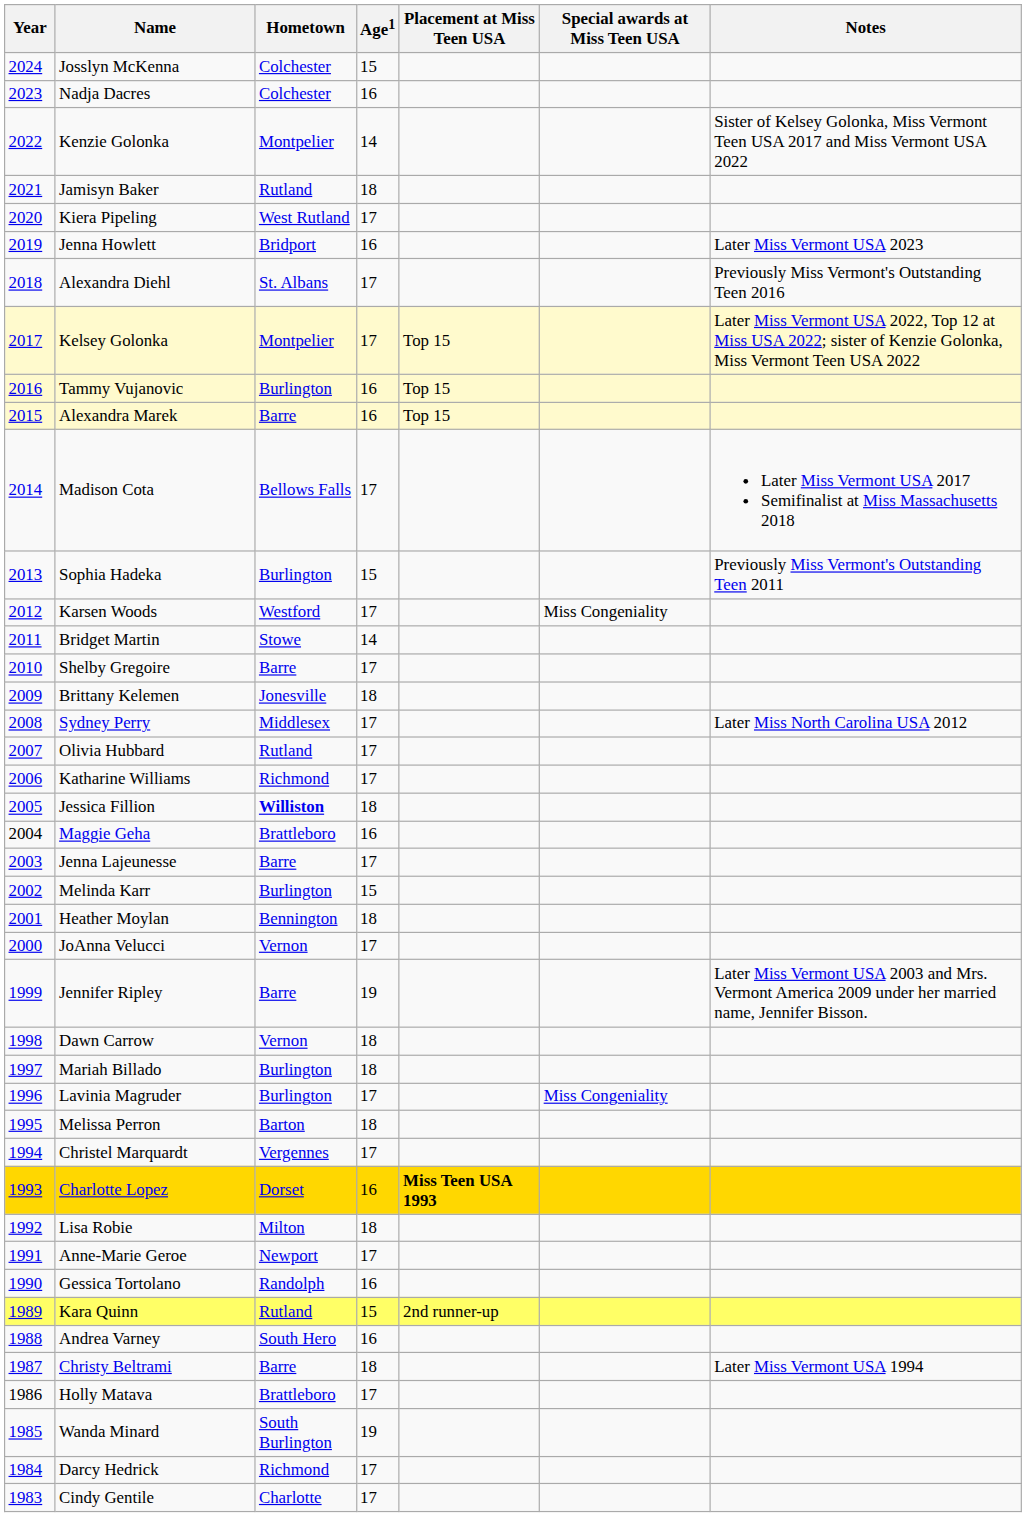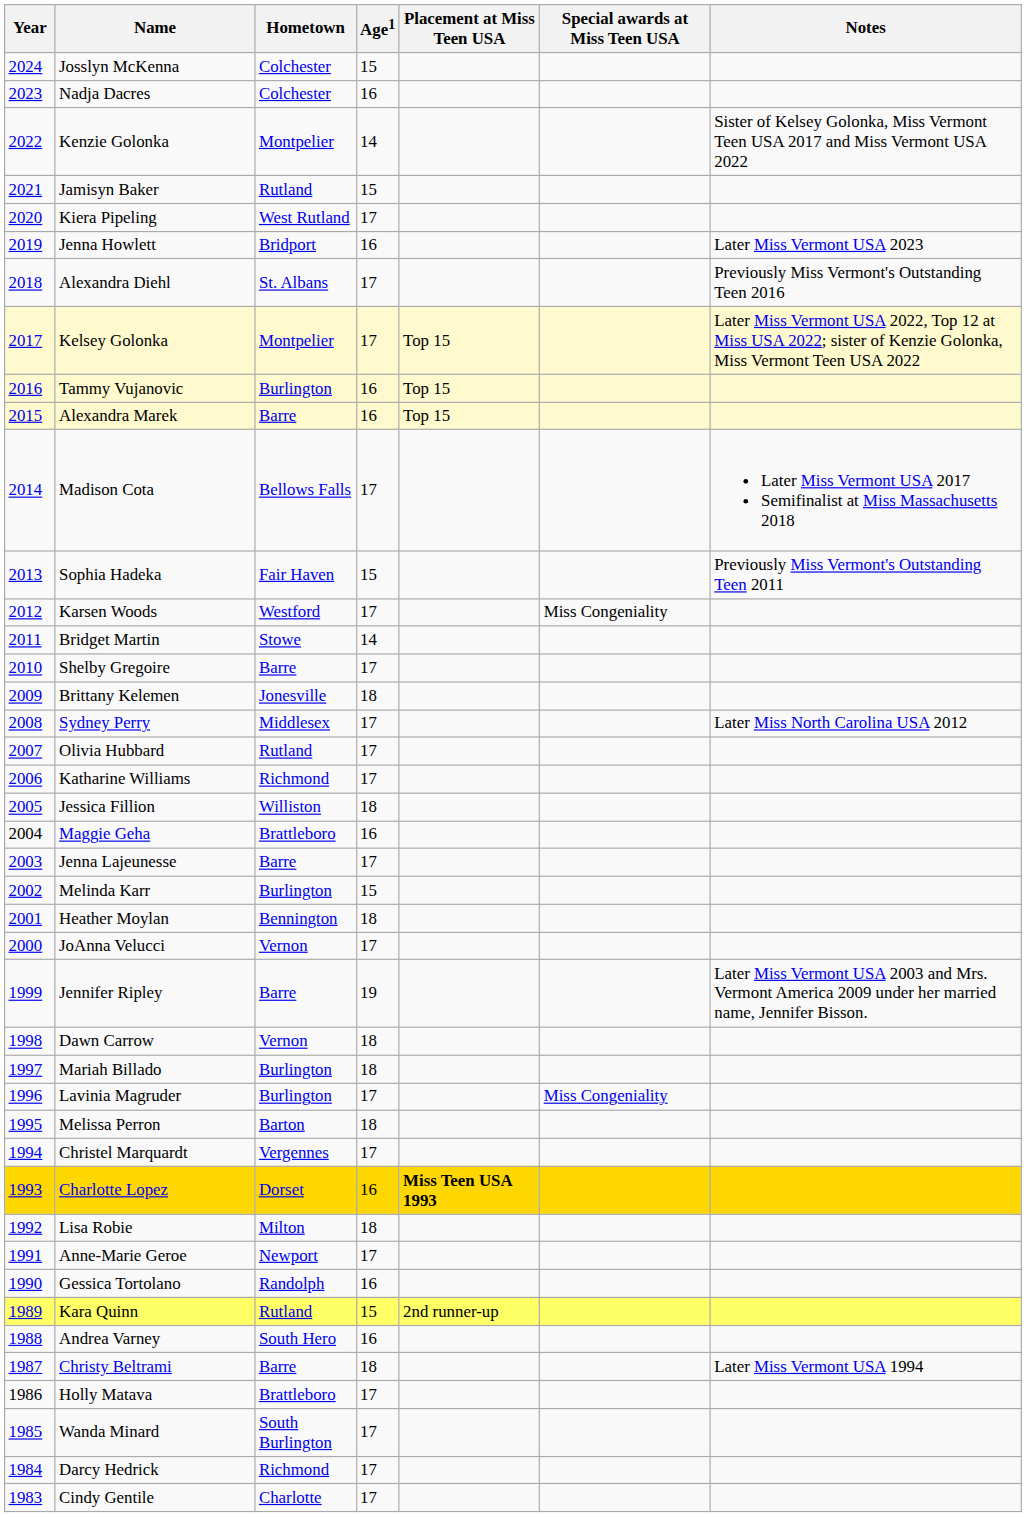(369, 189) 18 -> (369, 189) 15
(295, 574) Burlington -> (297, 574) Fair Haven
(292, 807) bold -> (290, 807) normal
(369, 1432) 19 -> (369, 1432) 17
